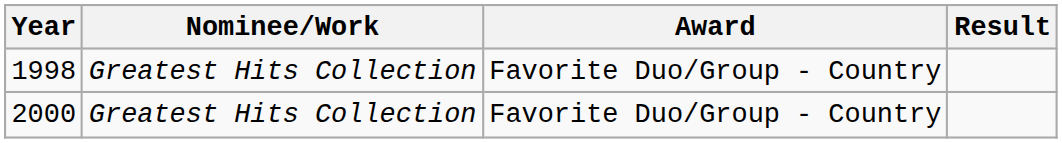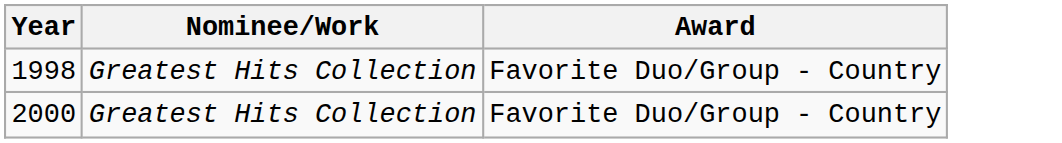- column: (1003, 27)
